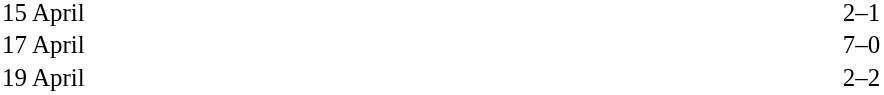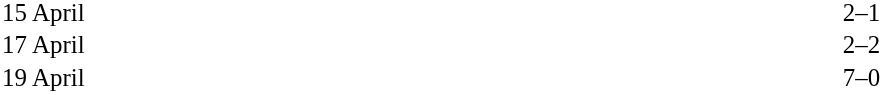(861, 45) 7–0 -> (861, 45) 2–2
(861, 78) 2–2 -> (861, 78) 7–0
